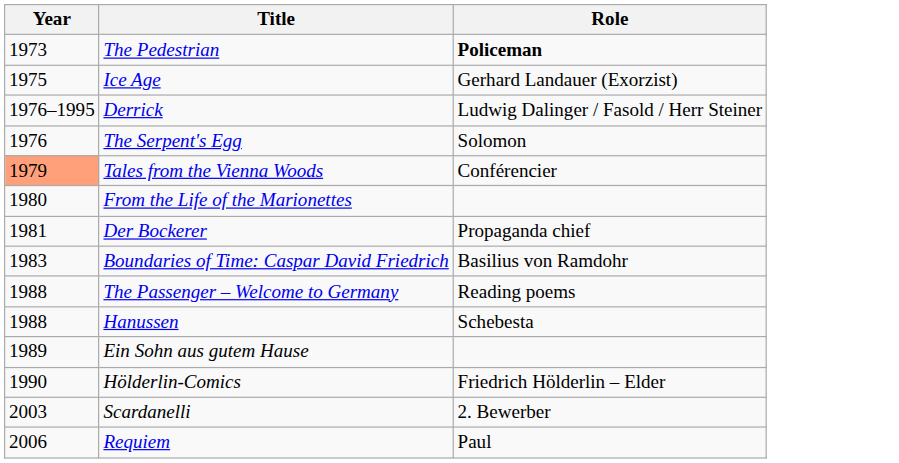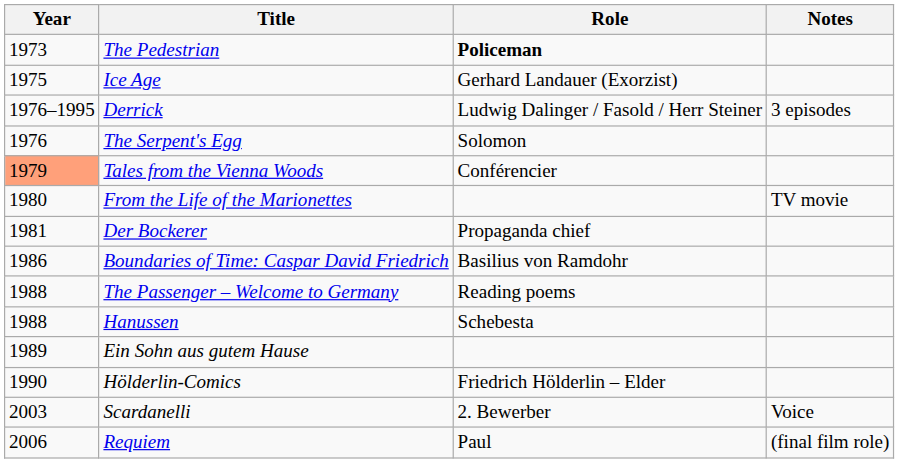+ column: (830, 19)
(28, 261) 1983 -> (28, 261) 1986
